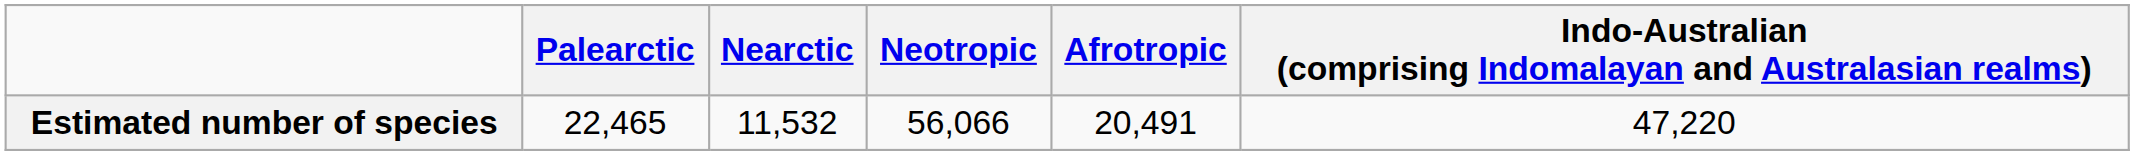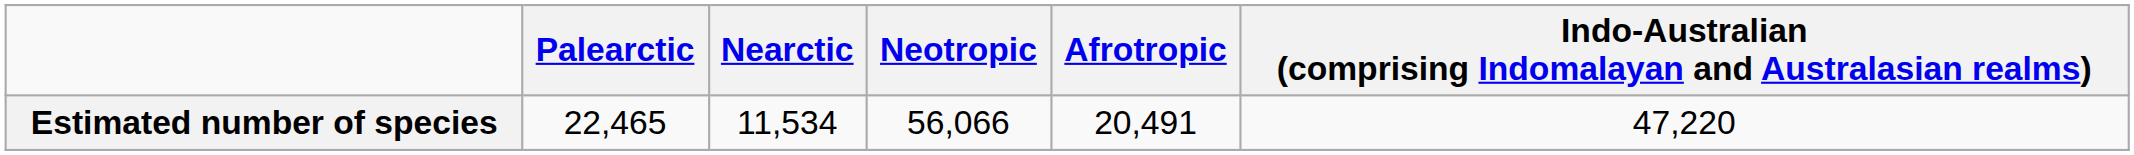(787, 122) 11,532 -> (787, 122) 11,534
